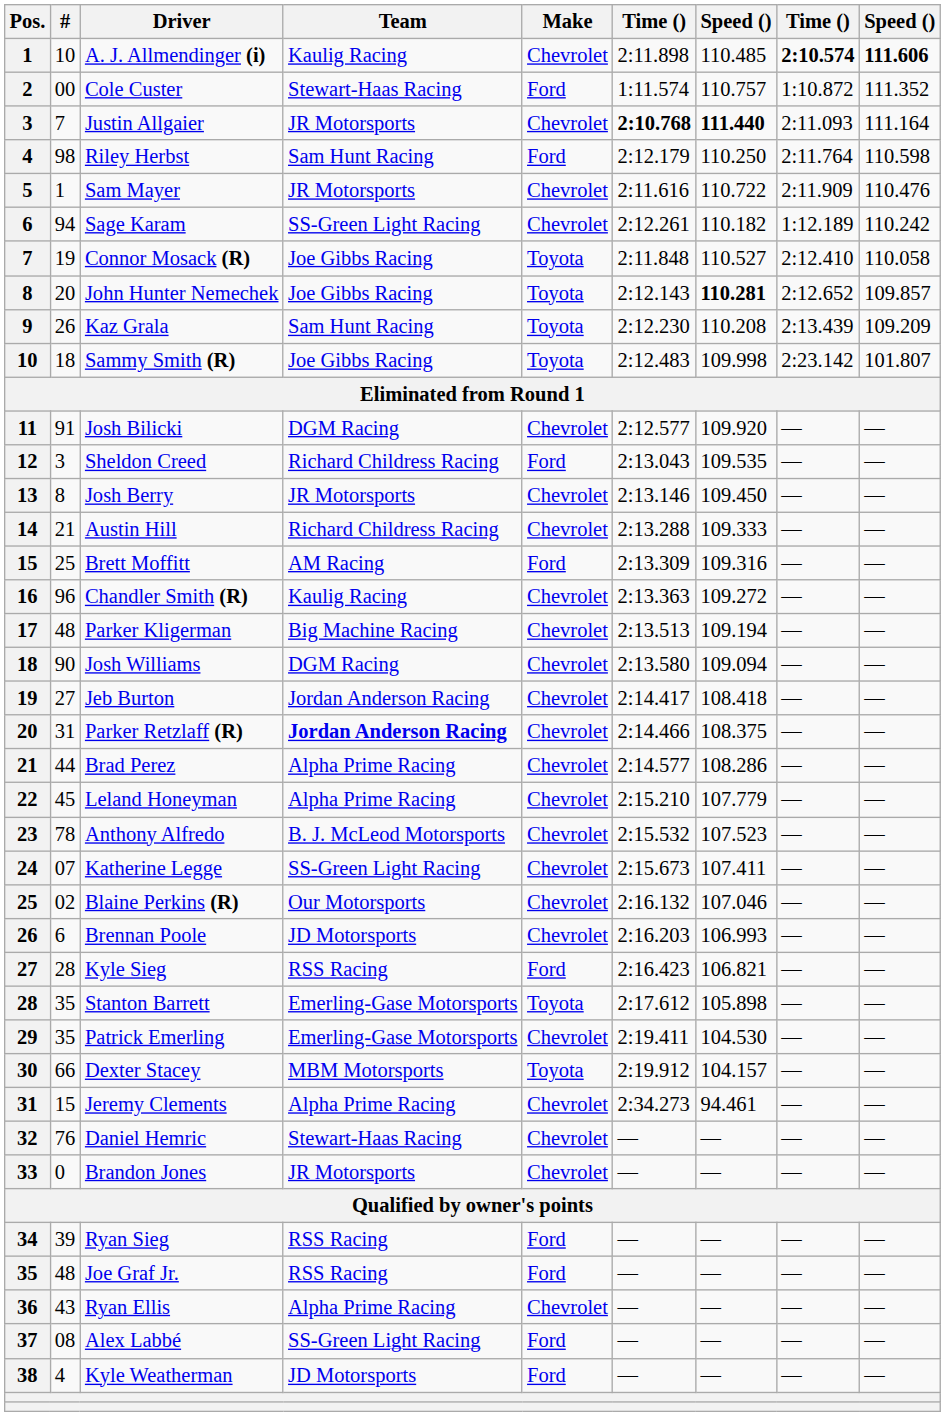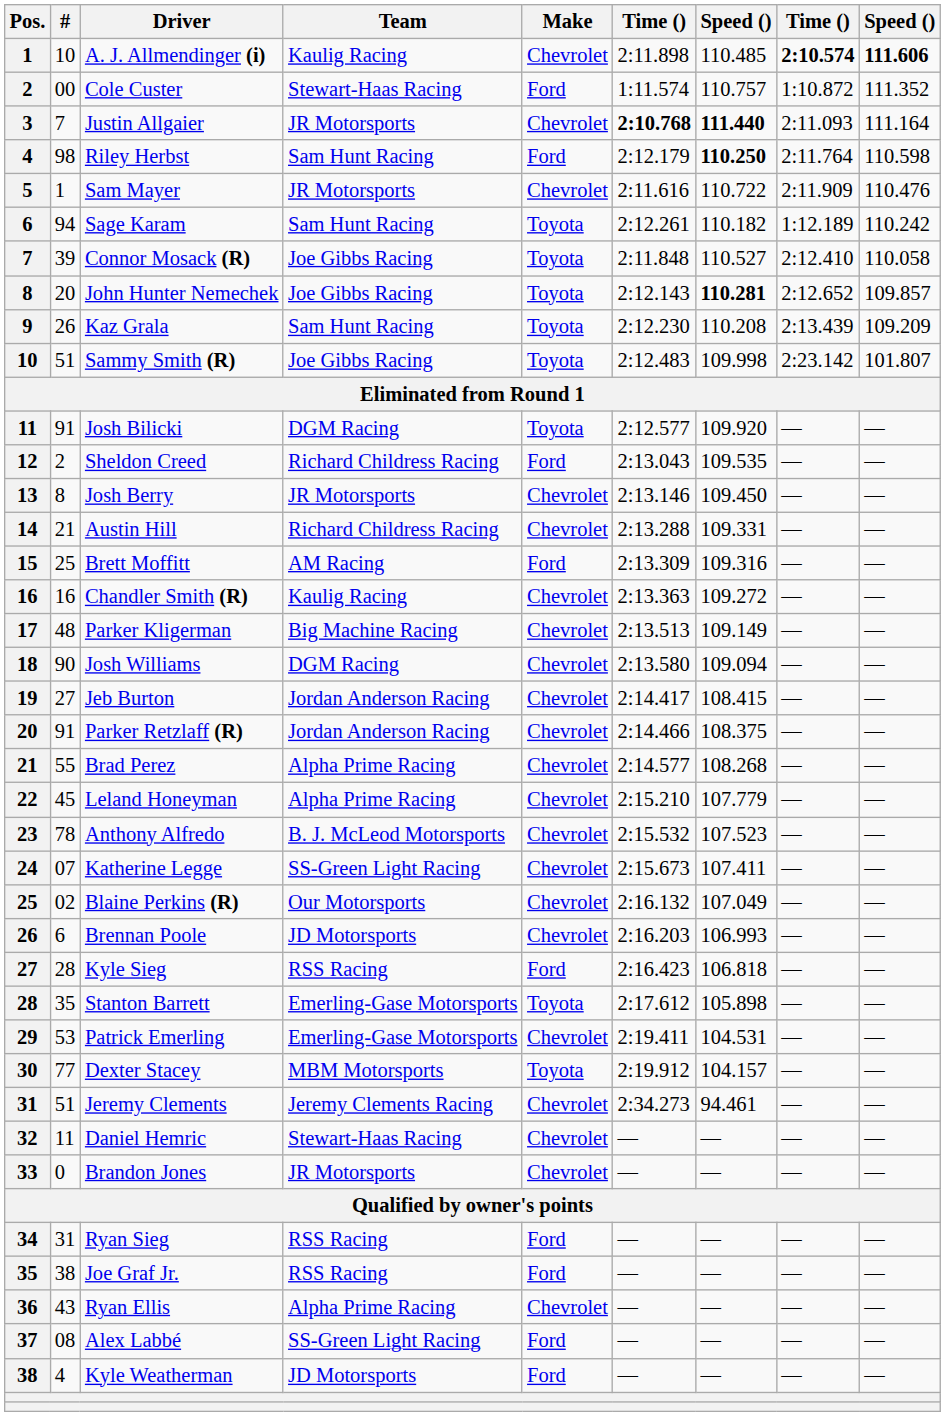(733, 156) normal -> (733, 156) bold
(384, 224) SS-Green Light Racing -> (361, 224) Sam Hunt Racing
(567, 224) Chevrolet -> (555, 224) Toyota
(65, 258) 19 -> (65, 258) 39
(65, 359) 18 -> (65, 359) 51
(567, 427) Chevrolet -> (555, 427) Toyota
(60, 461) 3 -> (60, 461) 2
(734, 529) 109.333 -> (734, 529) 109.331
(65, 596) 96 -> (65, 596) 16
(734, 630) 109.194 -> (734, 630) 109.149
(734, 698) 108.418 -> (734, 698) 108.415
(65, 732) 31 -> (65, 732) 91
(397, 732) bold -> (389, 732) normal
(65, 765) 44 -> (65, 765) 55
(734, 765) 108.286 -> (734, 765) 108.268
(734, 901) 107.046 -> (734, 901) 107.049
(734, 968) 106.821 -> (734, 968) 106.818
(65, 1036) 35 -> (65, 1036) 53
(734, 1036) 104.530 -> (734, 1036) 104.531
(65, 1070) 66 -> (65, 1070) 77
(65, 1104) 15 -> (65, 1104) 51
(372, 1104) Alpha Prime Racing -> (391, 1104) Jeremy Clements Racing
(65, 1138) 76 -> (65, 1138) 11
(65, 1239) 39 -> (65, 1239) 31
(65, 1273) 48 -> (65, 1273) 38
